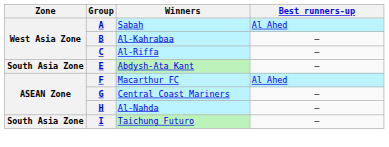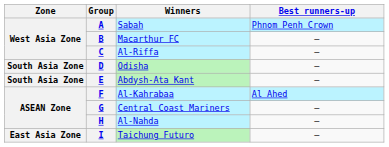(270, 25) Al Ahed -> (293, 25) Phnom Penh Crown
(146, 39) Al-Kahrabaa -> (148, 39) Macarthur FC
+ row: (101, 66)
(148, 80) Macarthur FC -> (146, 94) Al-Kahrabaa
(45, 121) South Asia Zone -> (45, 135) East Asia Zone
